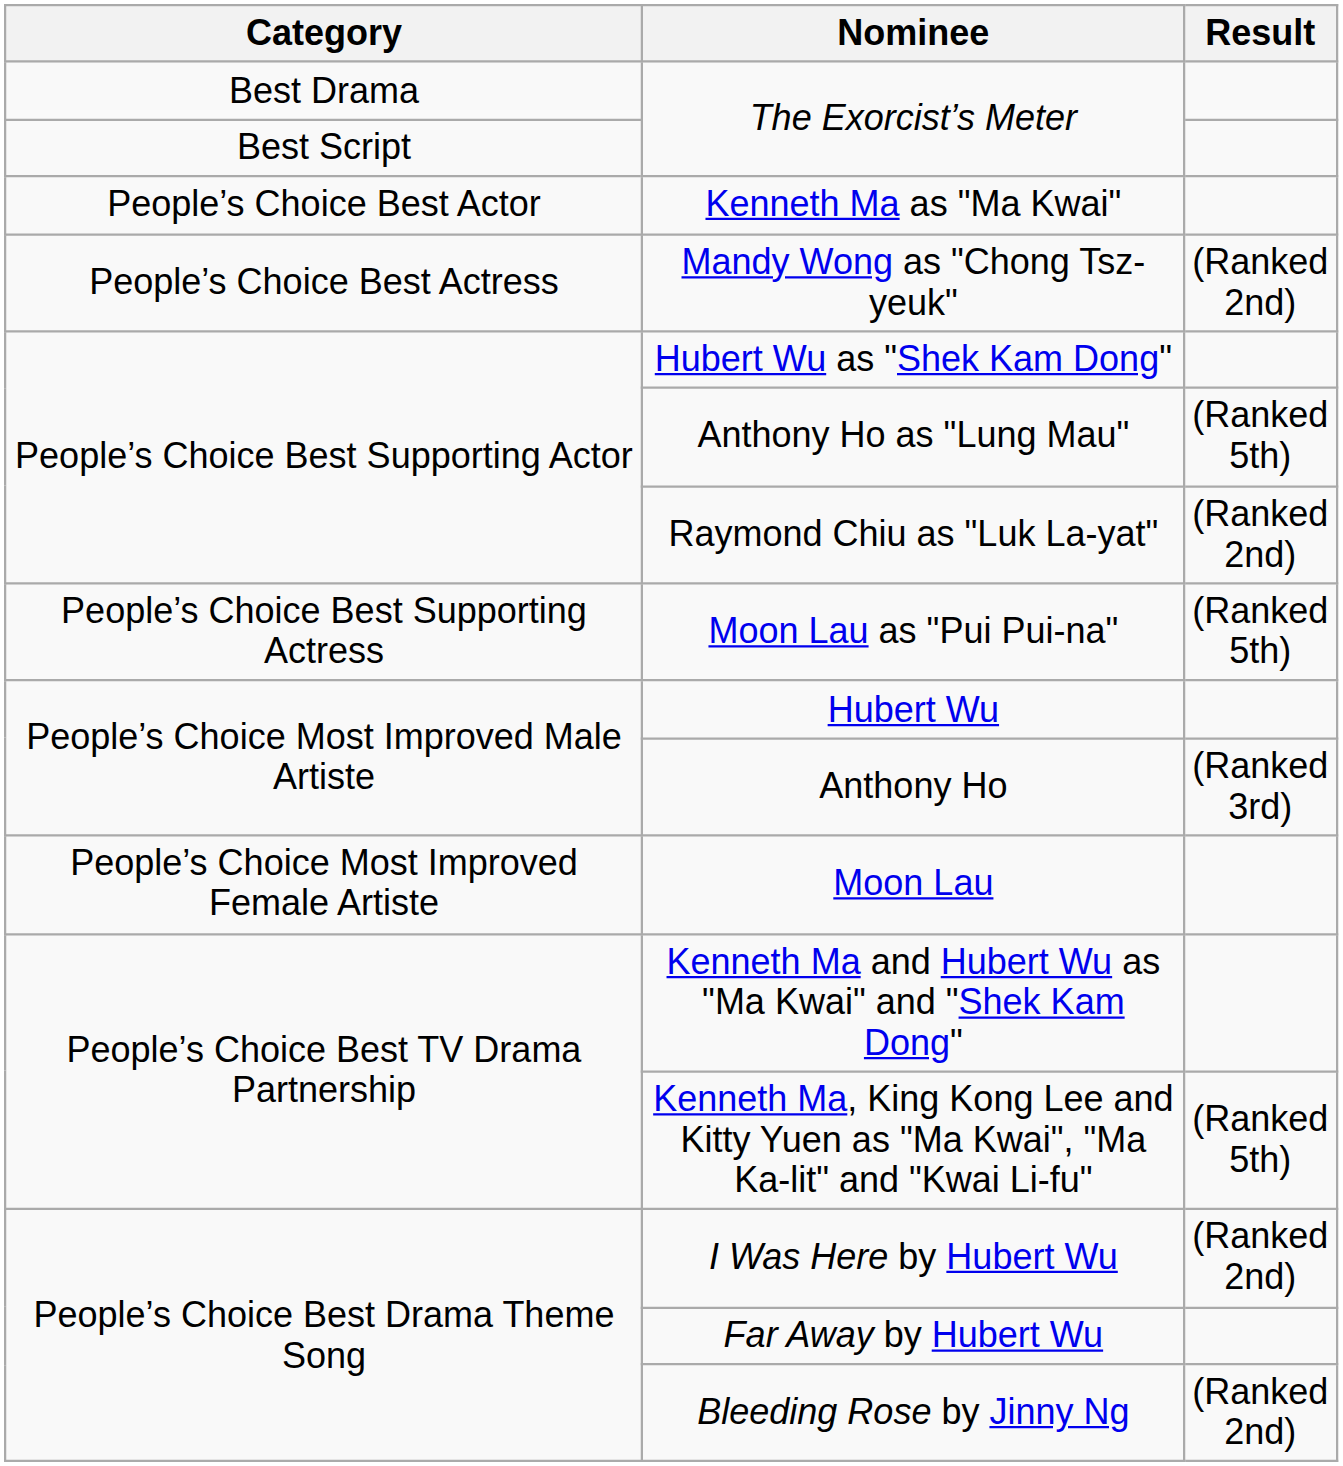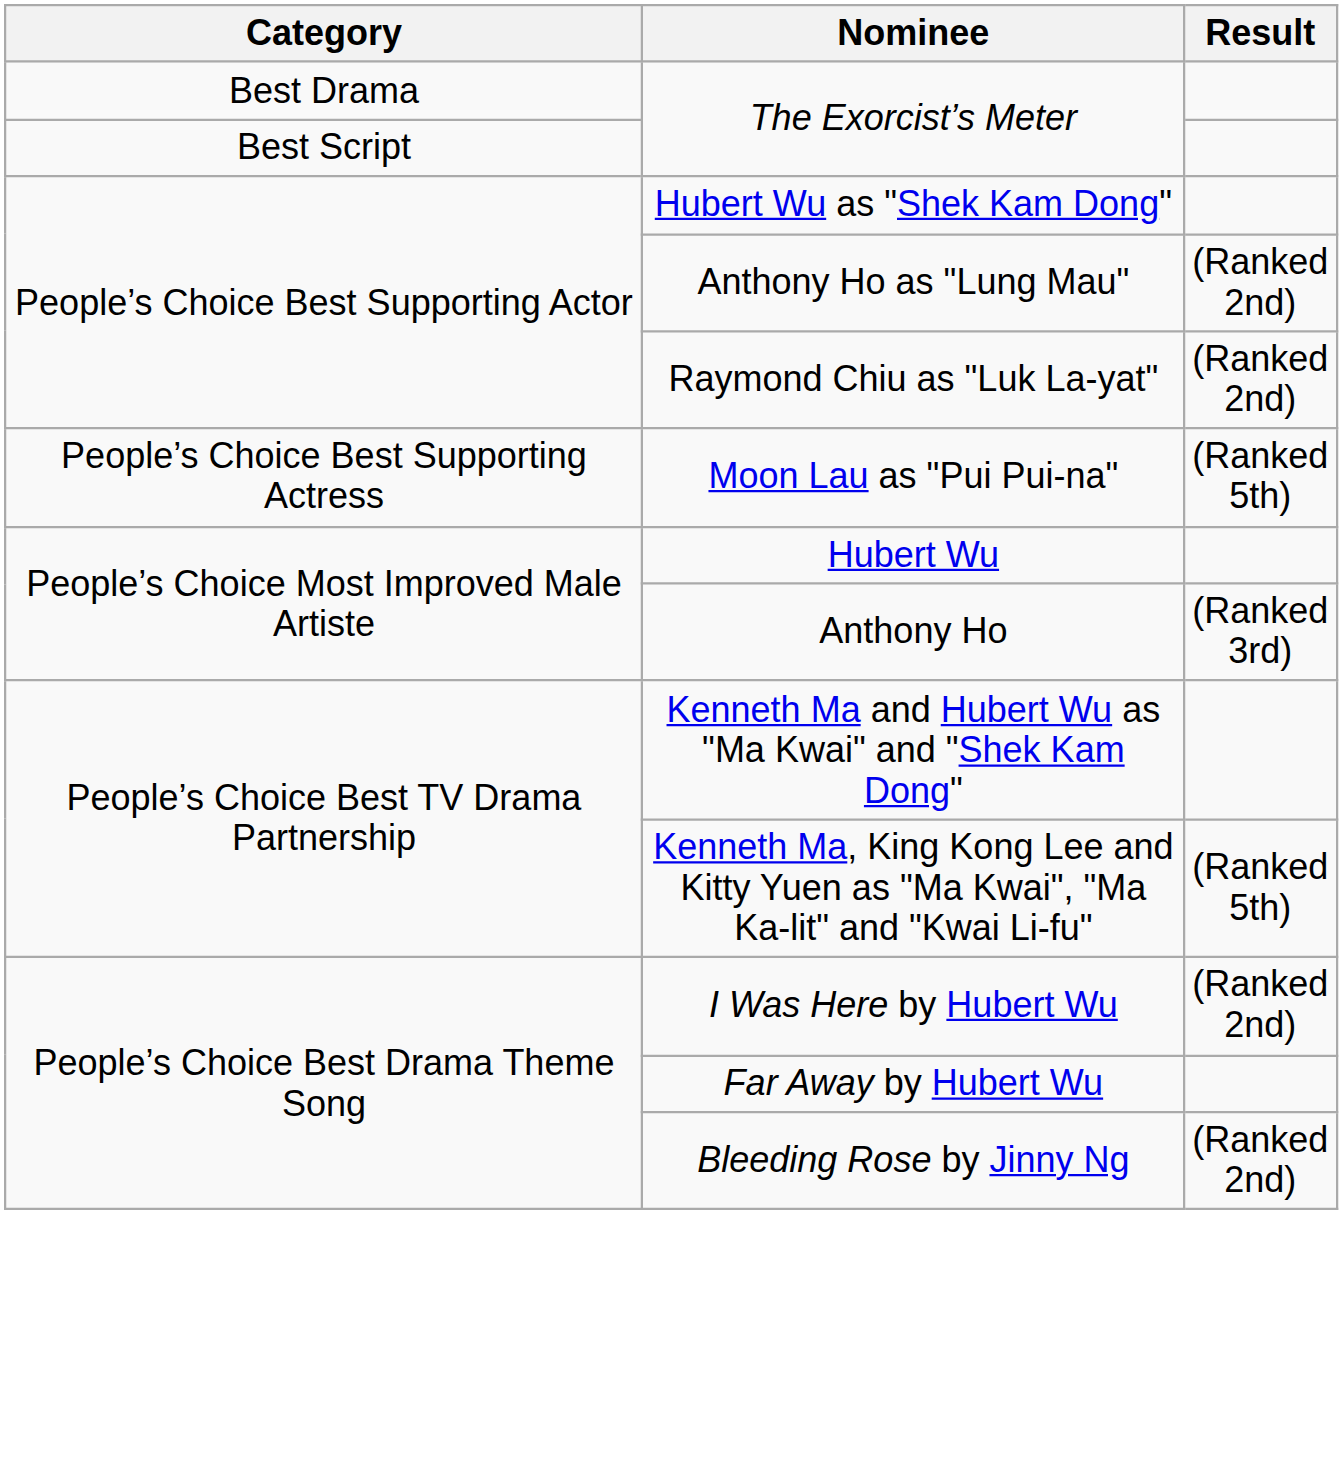- row: (324, 204)
- row: (324, 281)
(1260, 436) (Ranked 5th) -> (1260, 281) (Ranked 2nd)
- row: (324, 883)
